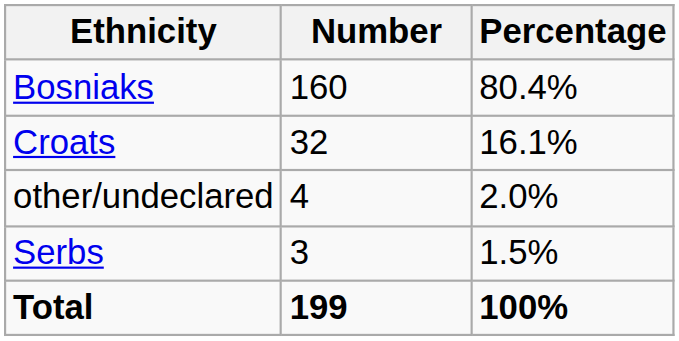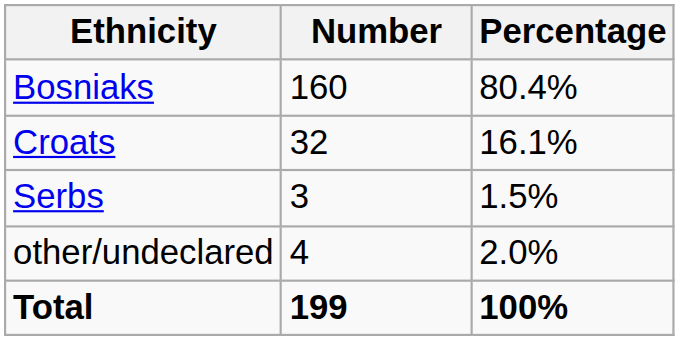rows swapped: (58, 252) <-> (143, 197)
